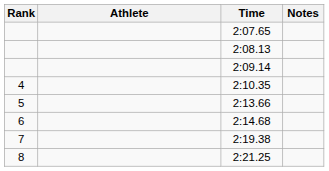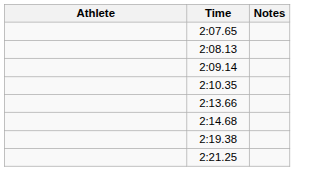- column: (21, 13)
